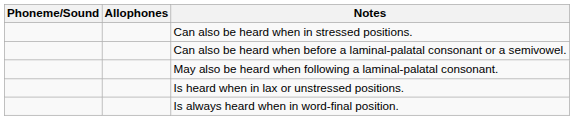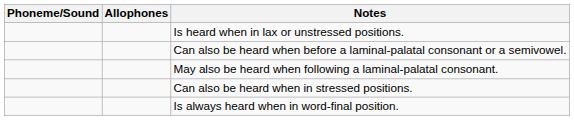rows swapped: (289, 87) <-> (293, 32)
